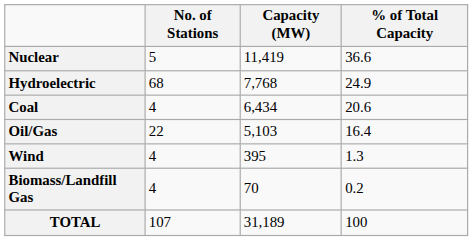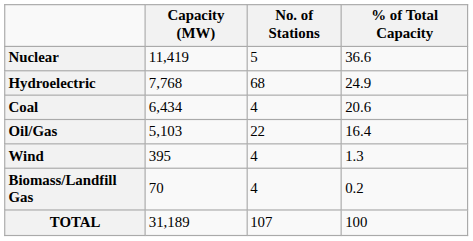columns swapped: (291, 25) <-> (193, 25)
